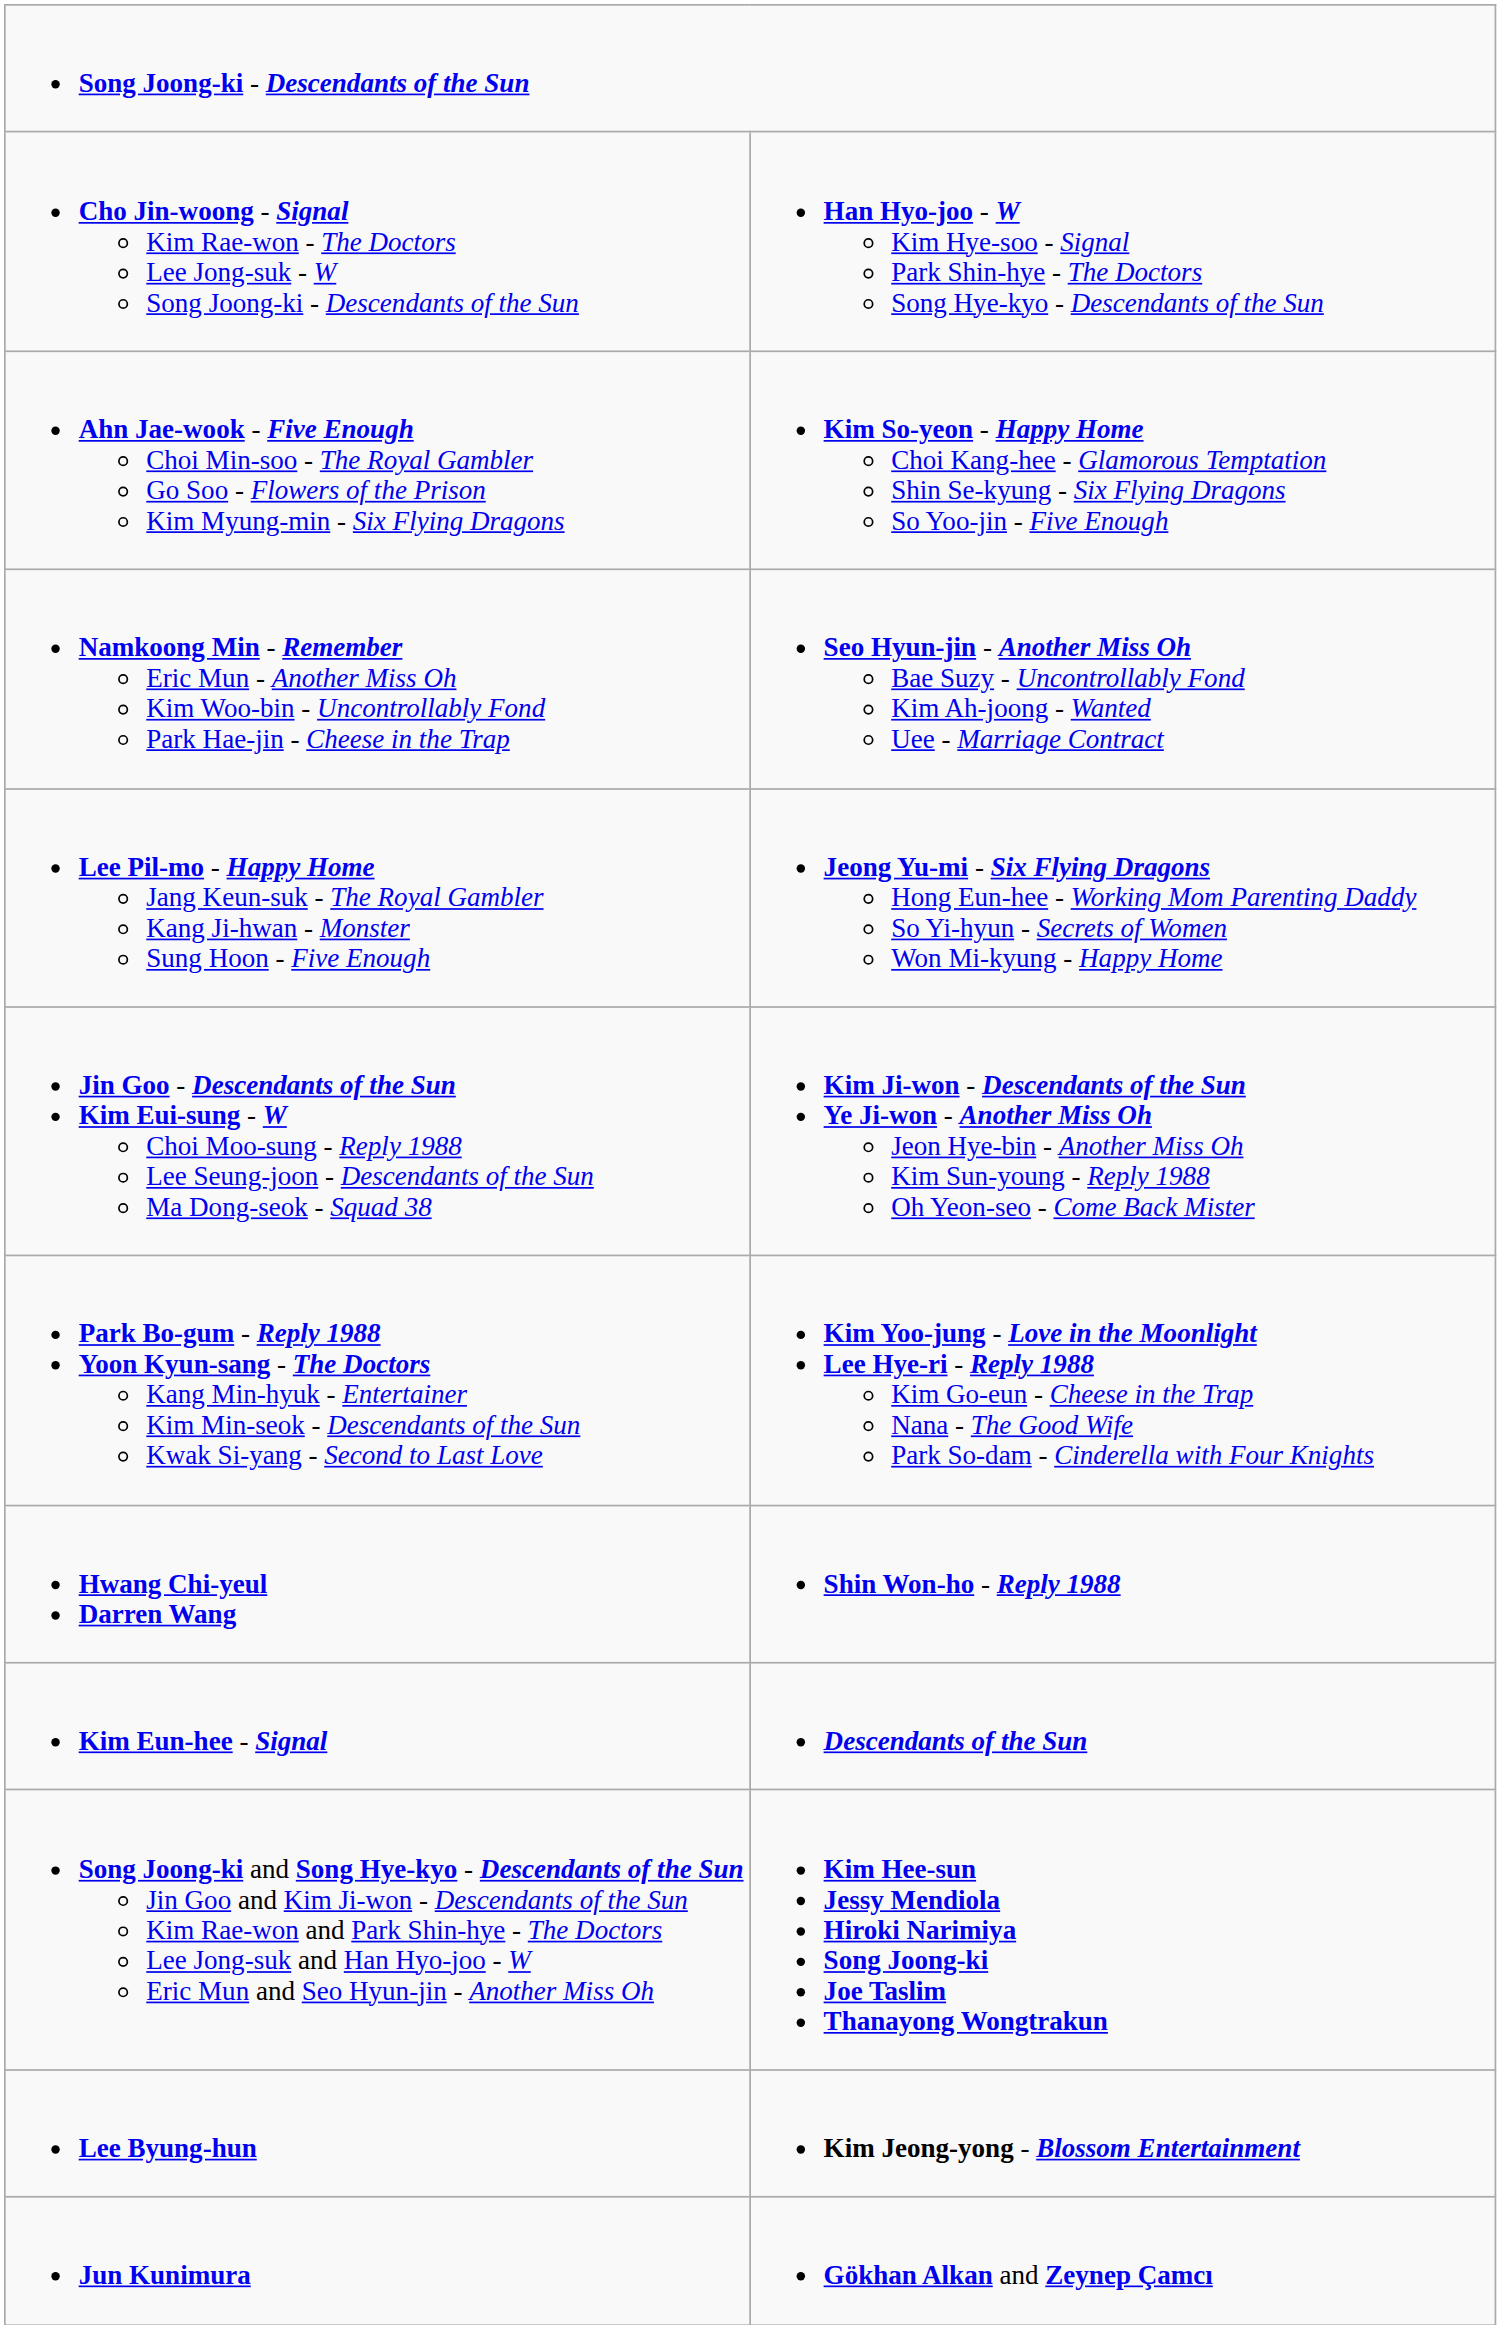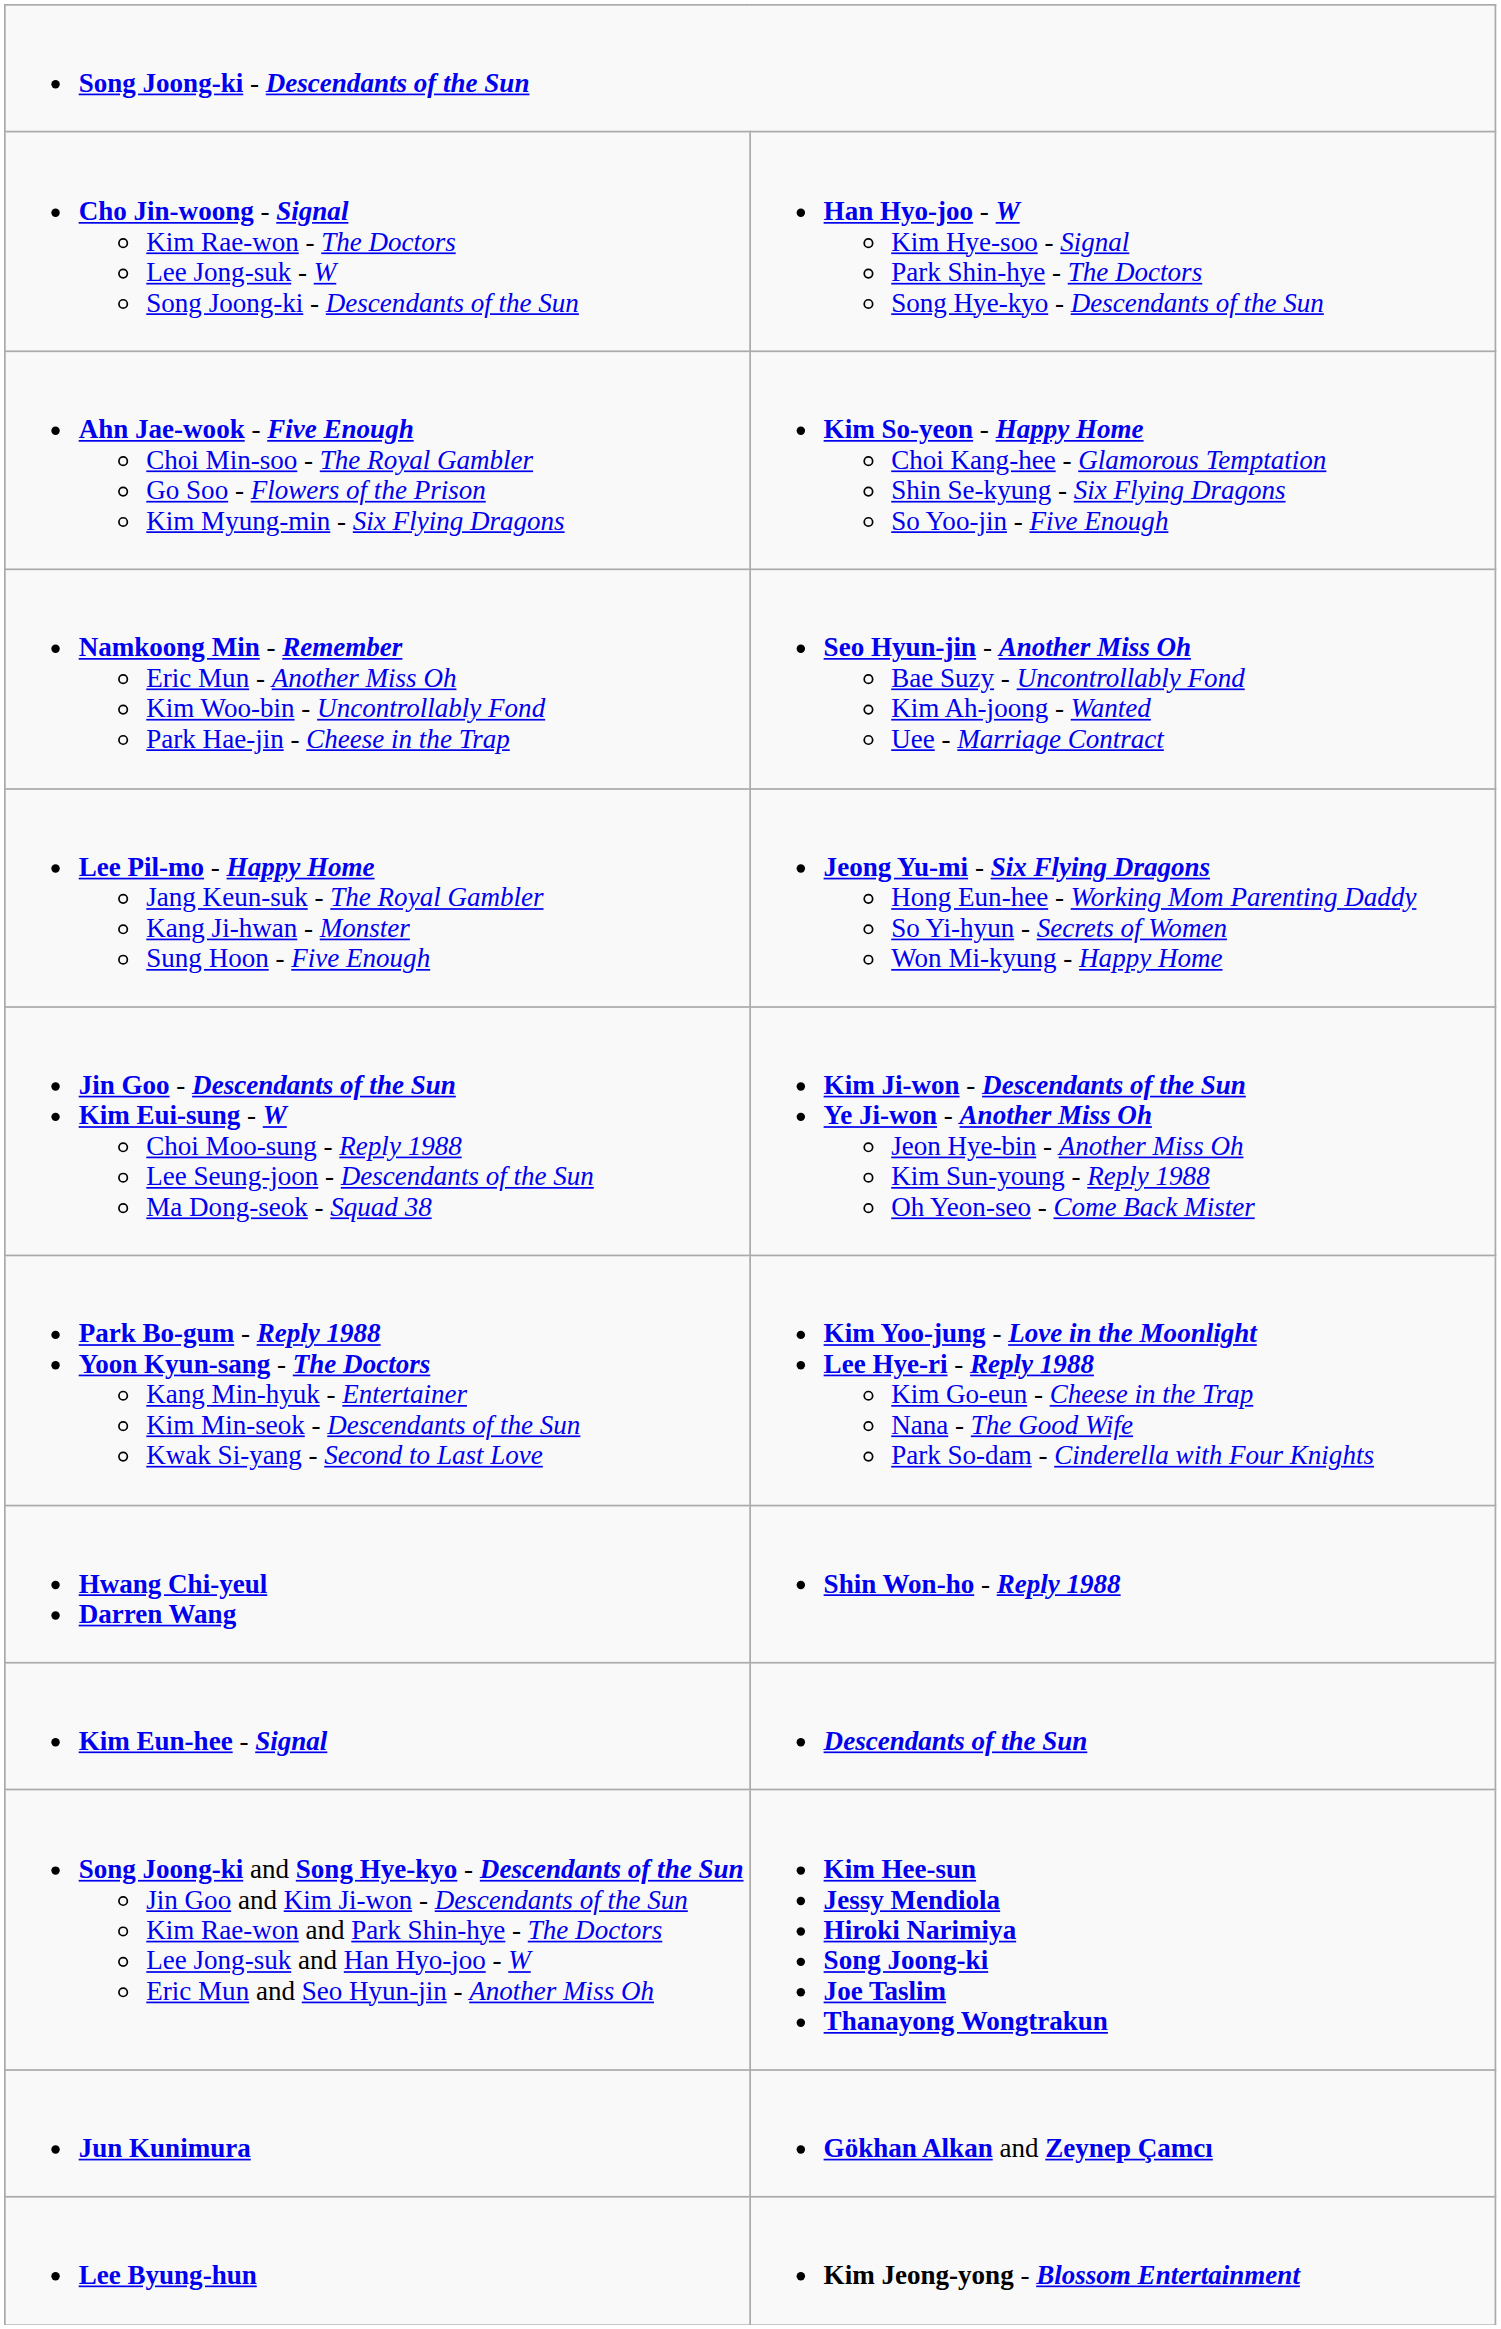rows swapped: (377, 2149) <-> (377, 2276)
